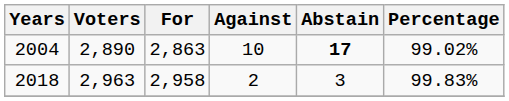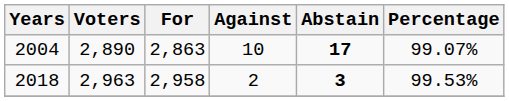(444, 50) 99.02% -> (444, 50) 99.07%
(340, 80) normal -> (340, 80) bold
(444, 80) 99.83% -> (444, 80) 99.53%
